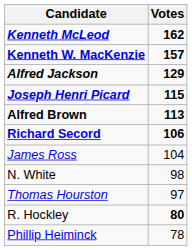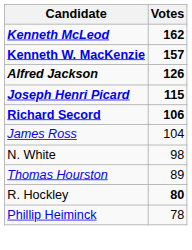(174, 74) 129 -> (174, 74) 126
- row: (47, 114)
(177, 194) 97 -> (177, 174) 89
